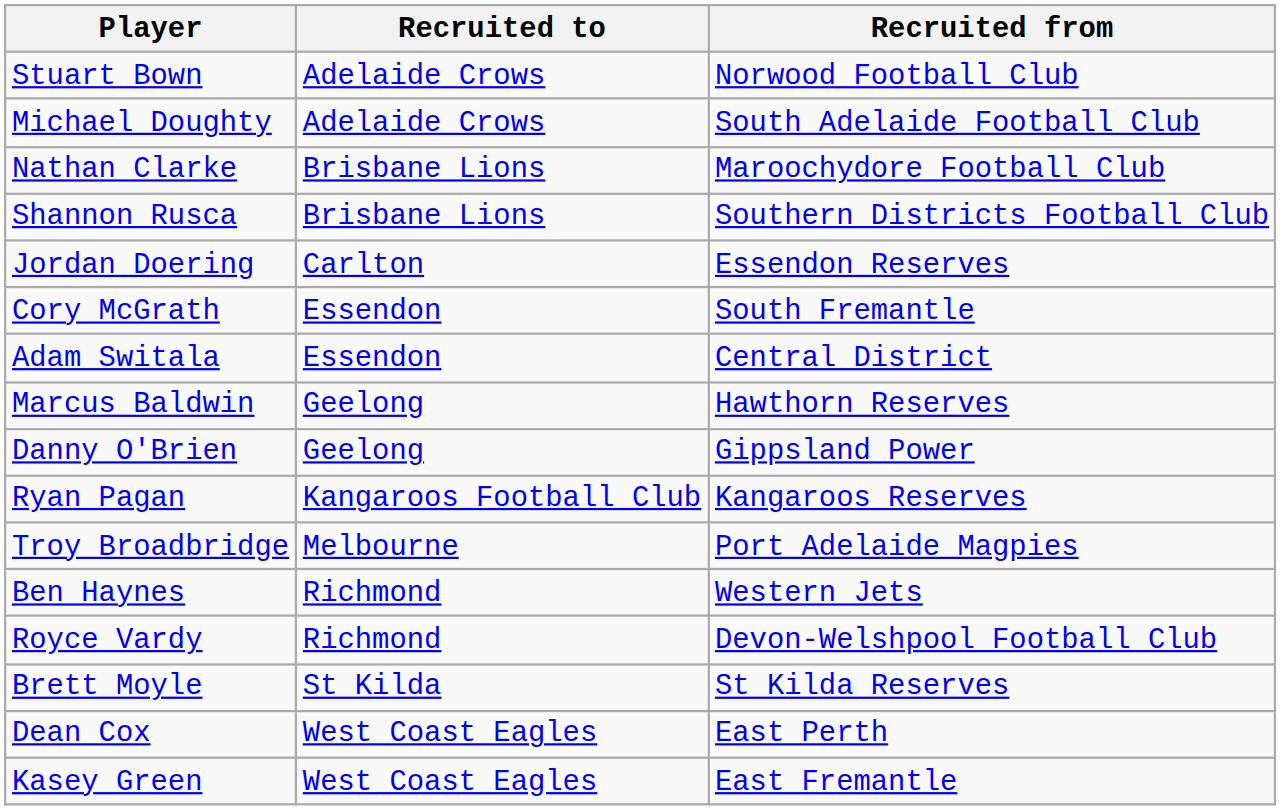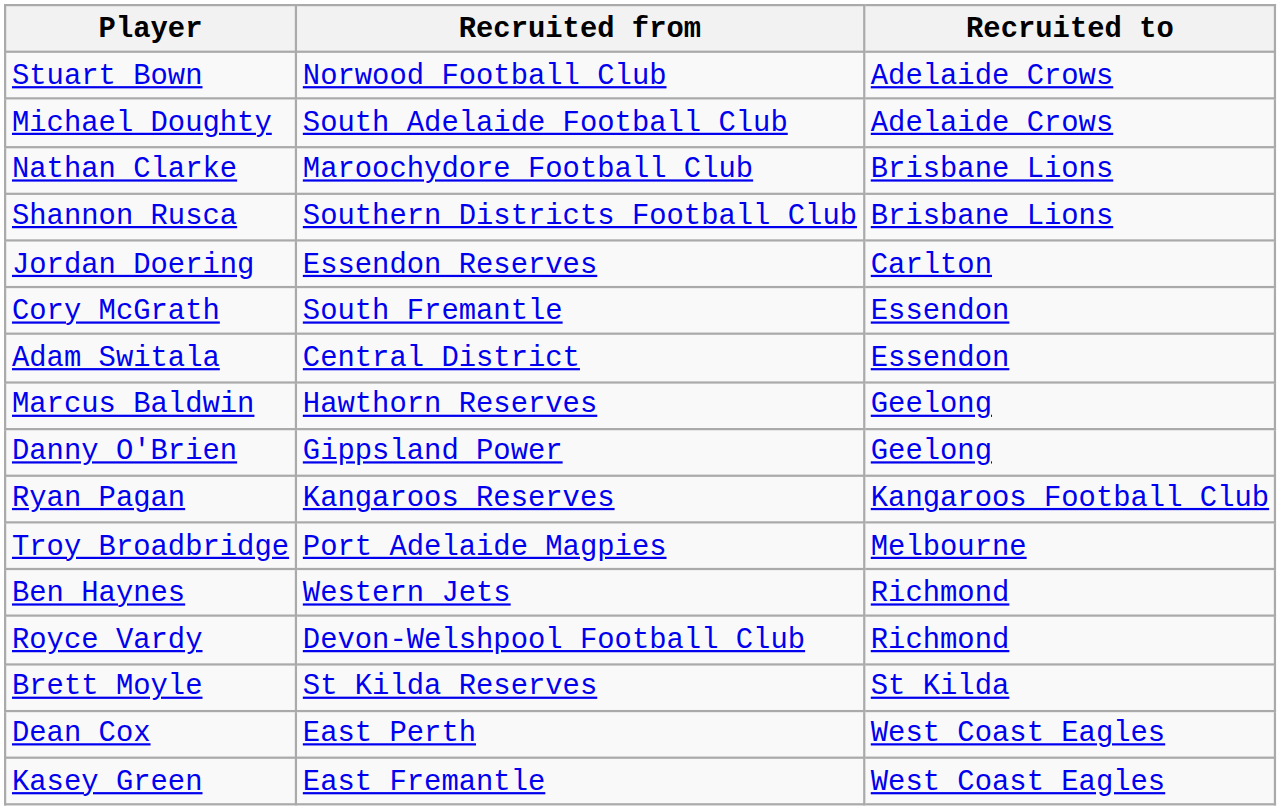columns swapped: (992, 29) <-> (502, 29)
